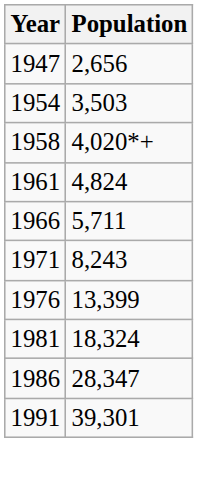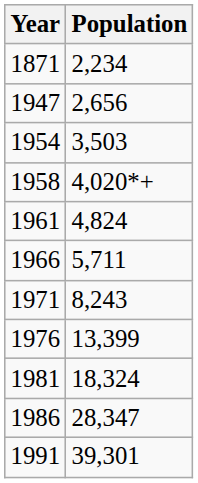+ row: (35, 63)
